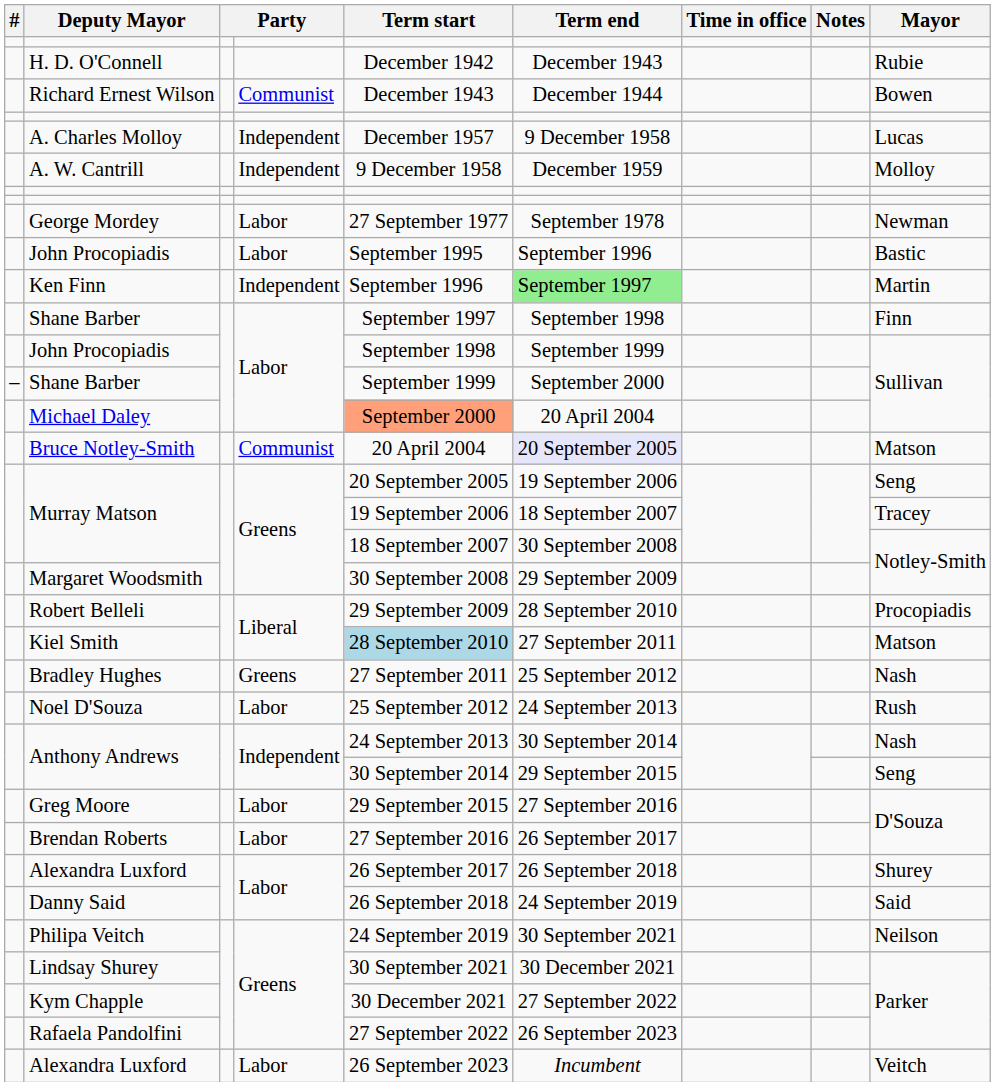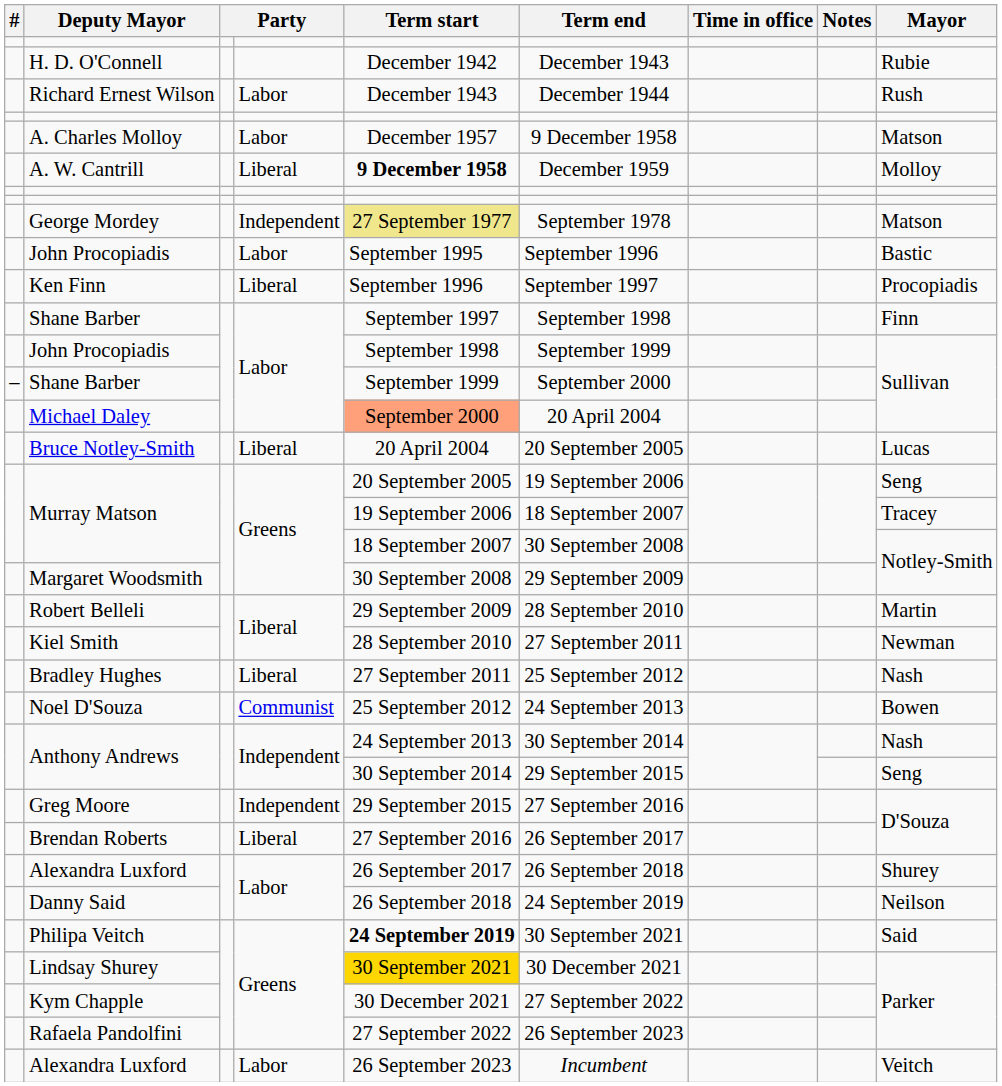(286, 95) Communist -> (263, 95) Labor
(903, 95) Bowen -> (902, 95) Rush
(289, 137) Independent -> (263, 137) Labor
(899, 137) Lucas -> (912, 137) Matson
(289, 169) Independent -> (268, 169) Liberal
(429, 169) normal -> (432, 169) bold
(263, 220) Labor -> (289, 220) Independent
(429, 220) no background -> (432, 220) khaki background
(911, 220) Newman -> (912, 220) Matson
(289, 285) Independent -> (268, 285) Liberal
(585, 285) lightgreen background -> (591, 285) no background
(902, 285) Martin -> (929, 285) Procopiadis
(286, 448) Communist -> (268, 448) Liberal
(597, 448) lavender background -> (604, 448) no background
(905, 448) Matson -> (905, 448) Lucas
(923, 610) Procopiadis -> (909, 610) Martin
(429, 643) lightblue background -> (432, 643) no background
(905, 643) Matson -> (918, 643) Newman
(267, 675) Greens -> (268, 675) Liberal
(263, 708) Labor -> (286, 708) Communist
(896, 708) Rush -> (910, 708) Bowen
(263, 805) Labor -> (289, 805) Independent
(263, 838) Labor -> (268, 838) Liberal
(893, 902) Said -> (913, 902) Neilson
(429, 935) normal -> (432, 935) bold
(906, 935) Neilson -> (899, 935) Said
(429, 967) no background -> (432, 967) gold background
